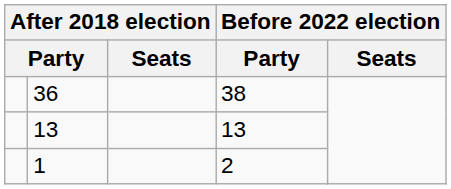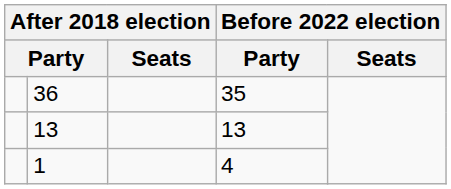(233, 93) 38 -> (233, 93) 35
(227, 165) 2 -> (227, 165) 4
